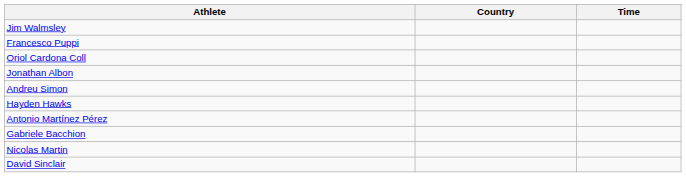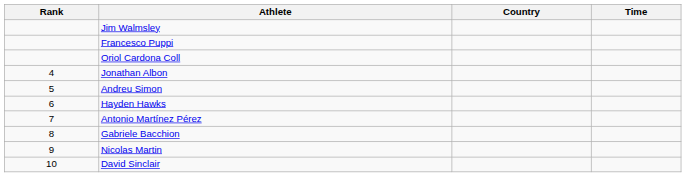+ column: (51, 12)
